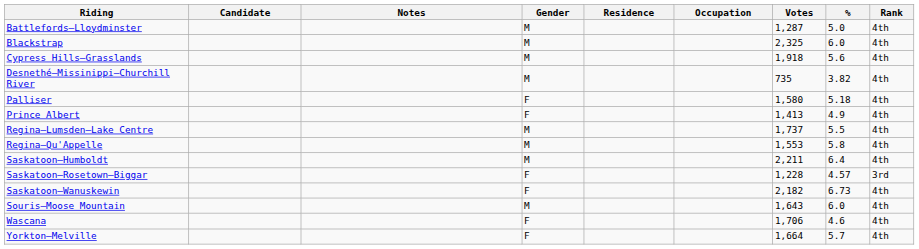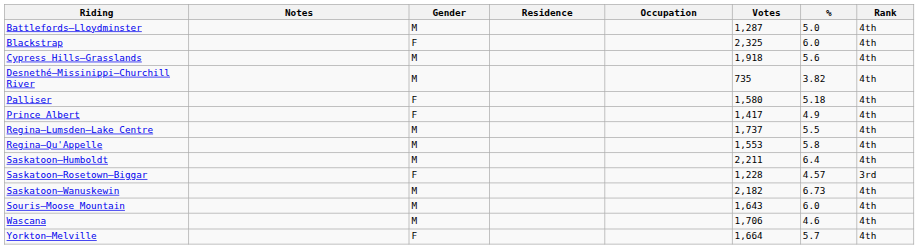- column: (245, 12)
(527, 42) M -> (414, 42) F
(789, 114) 1,413 -> (749, 114) 1,417
(527, 191) F -> (414, 191) M
(527, 221) F -> (414, 221) M
